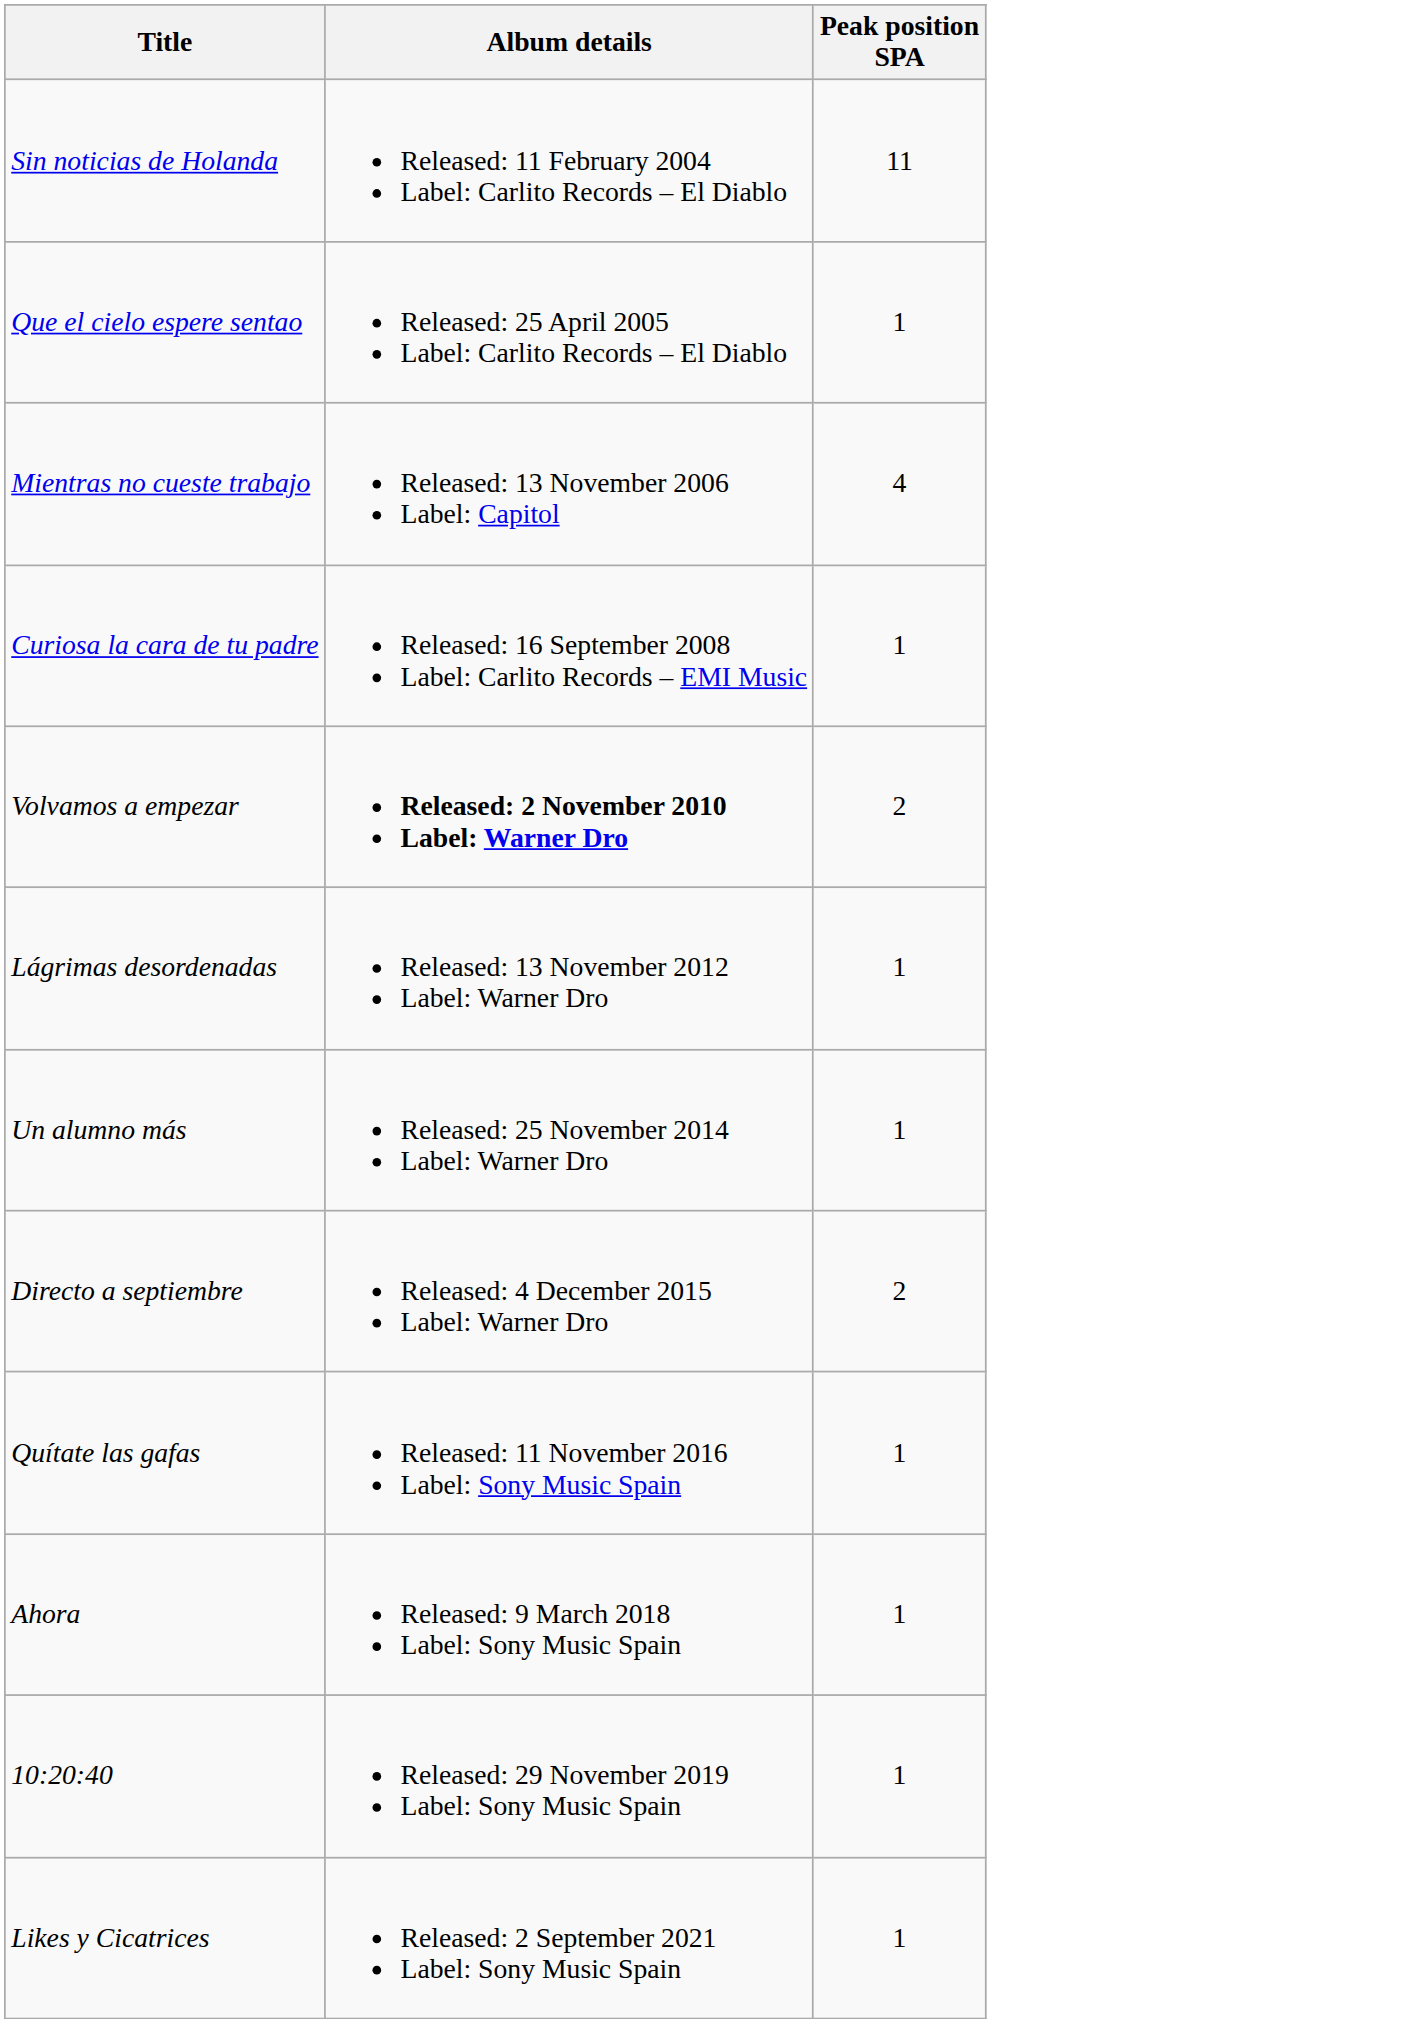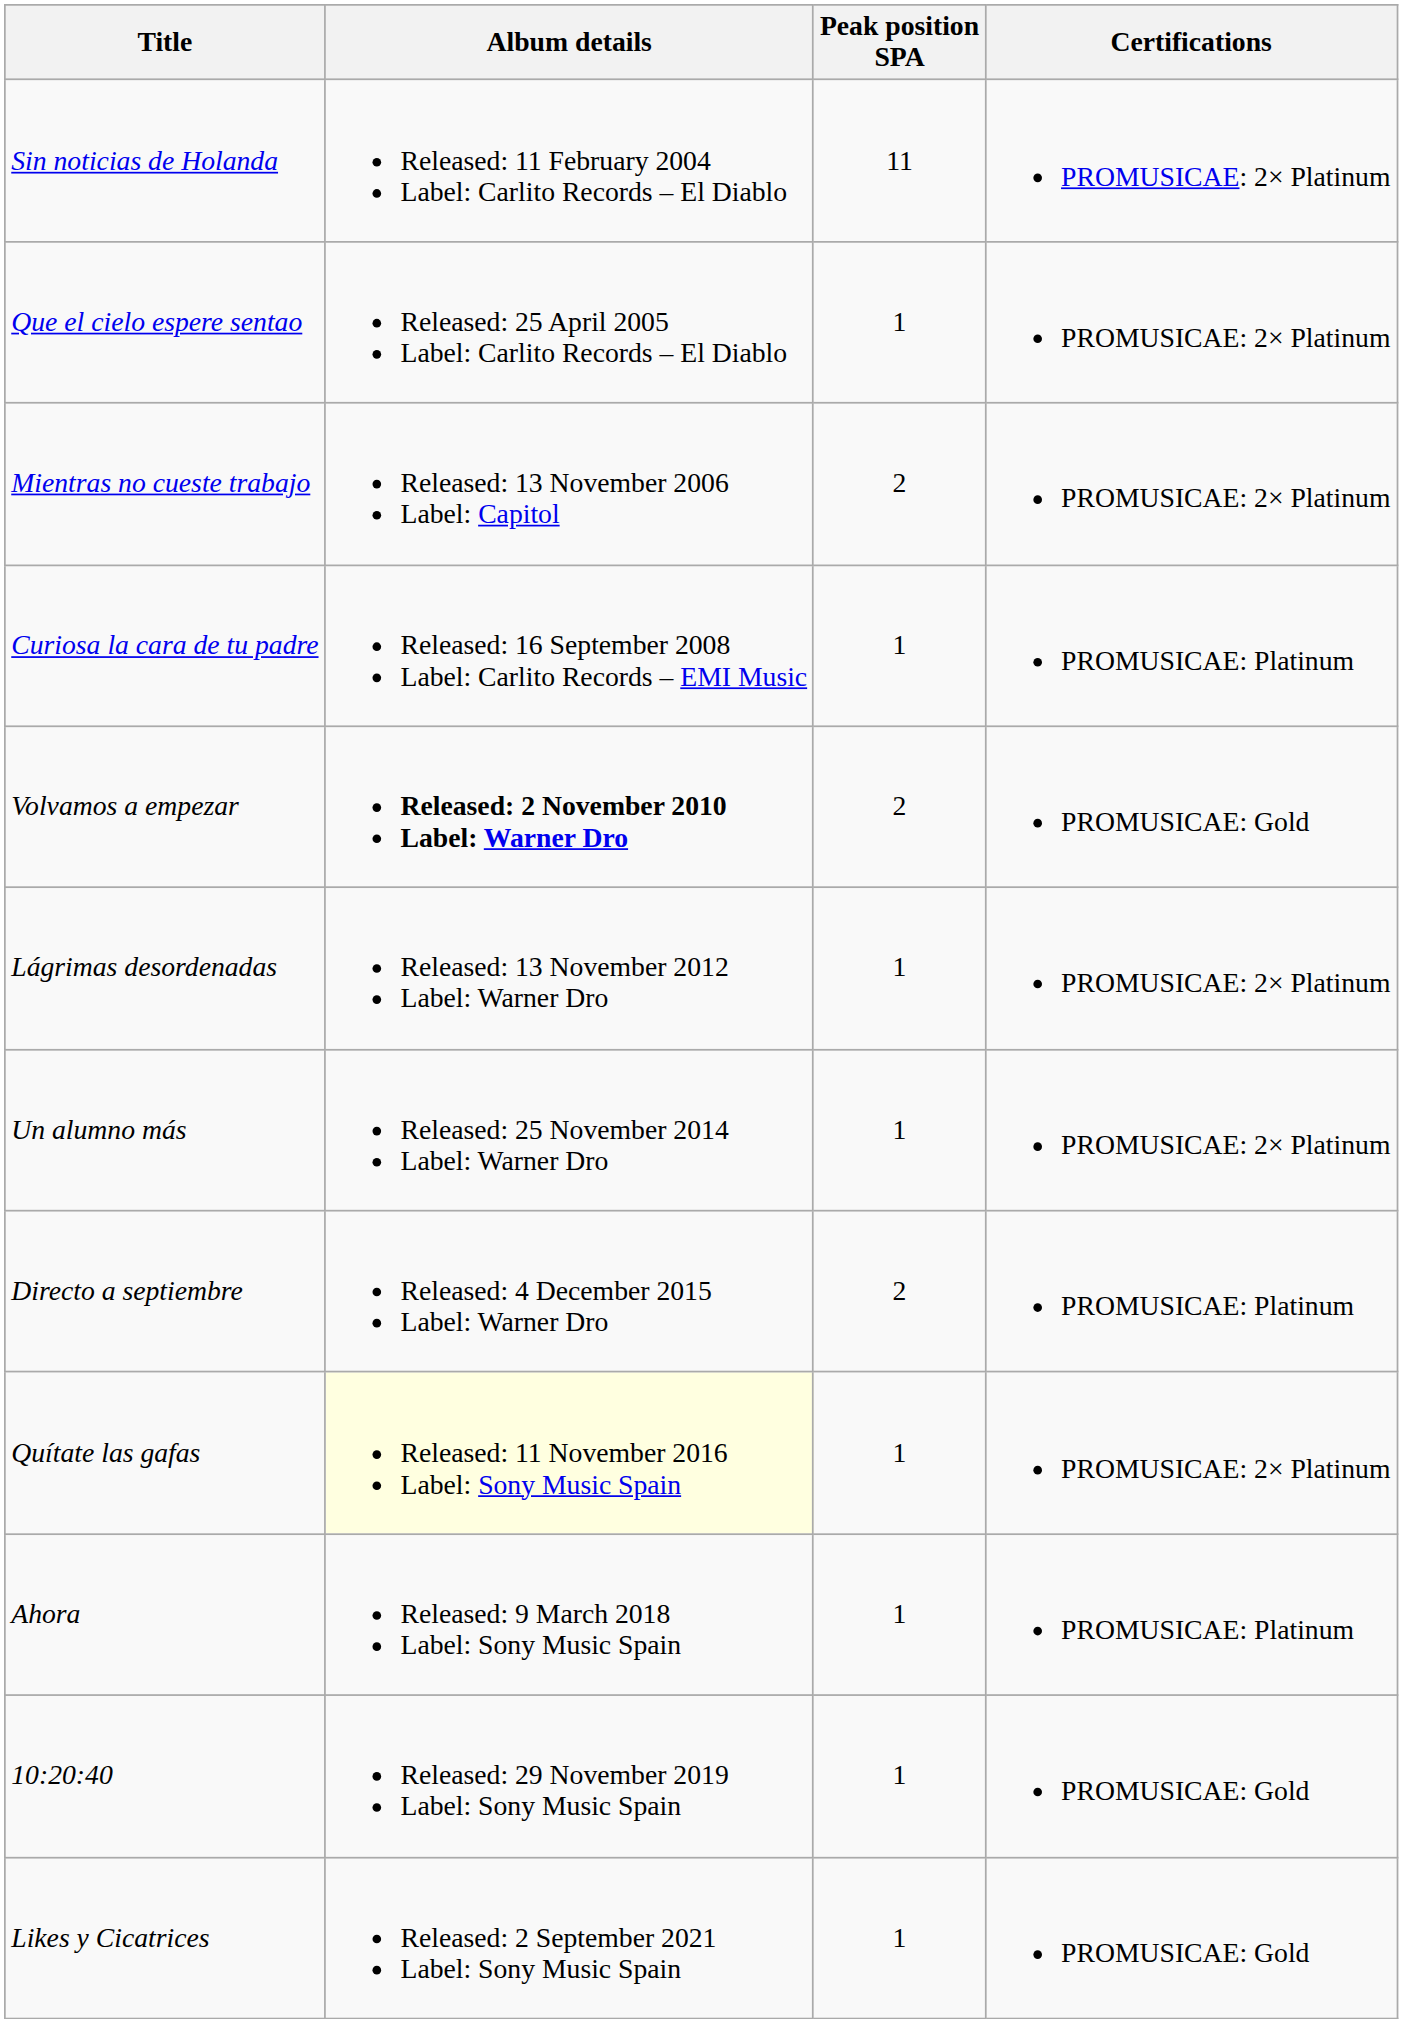+ column: (1191, 42)
(899, 483) 4 -> (899, 483) 2
(569, 1469) no background -> (569, 1469) lightyellow background
